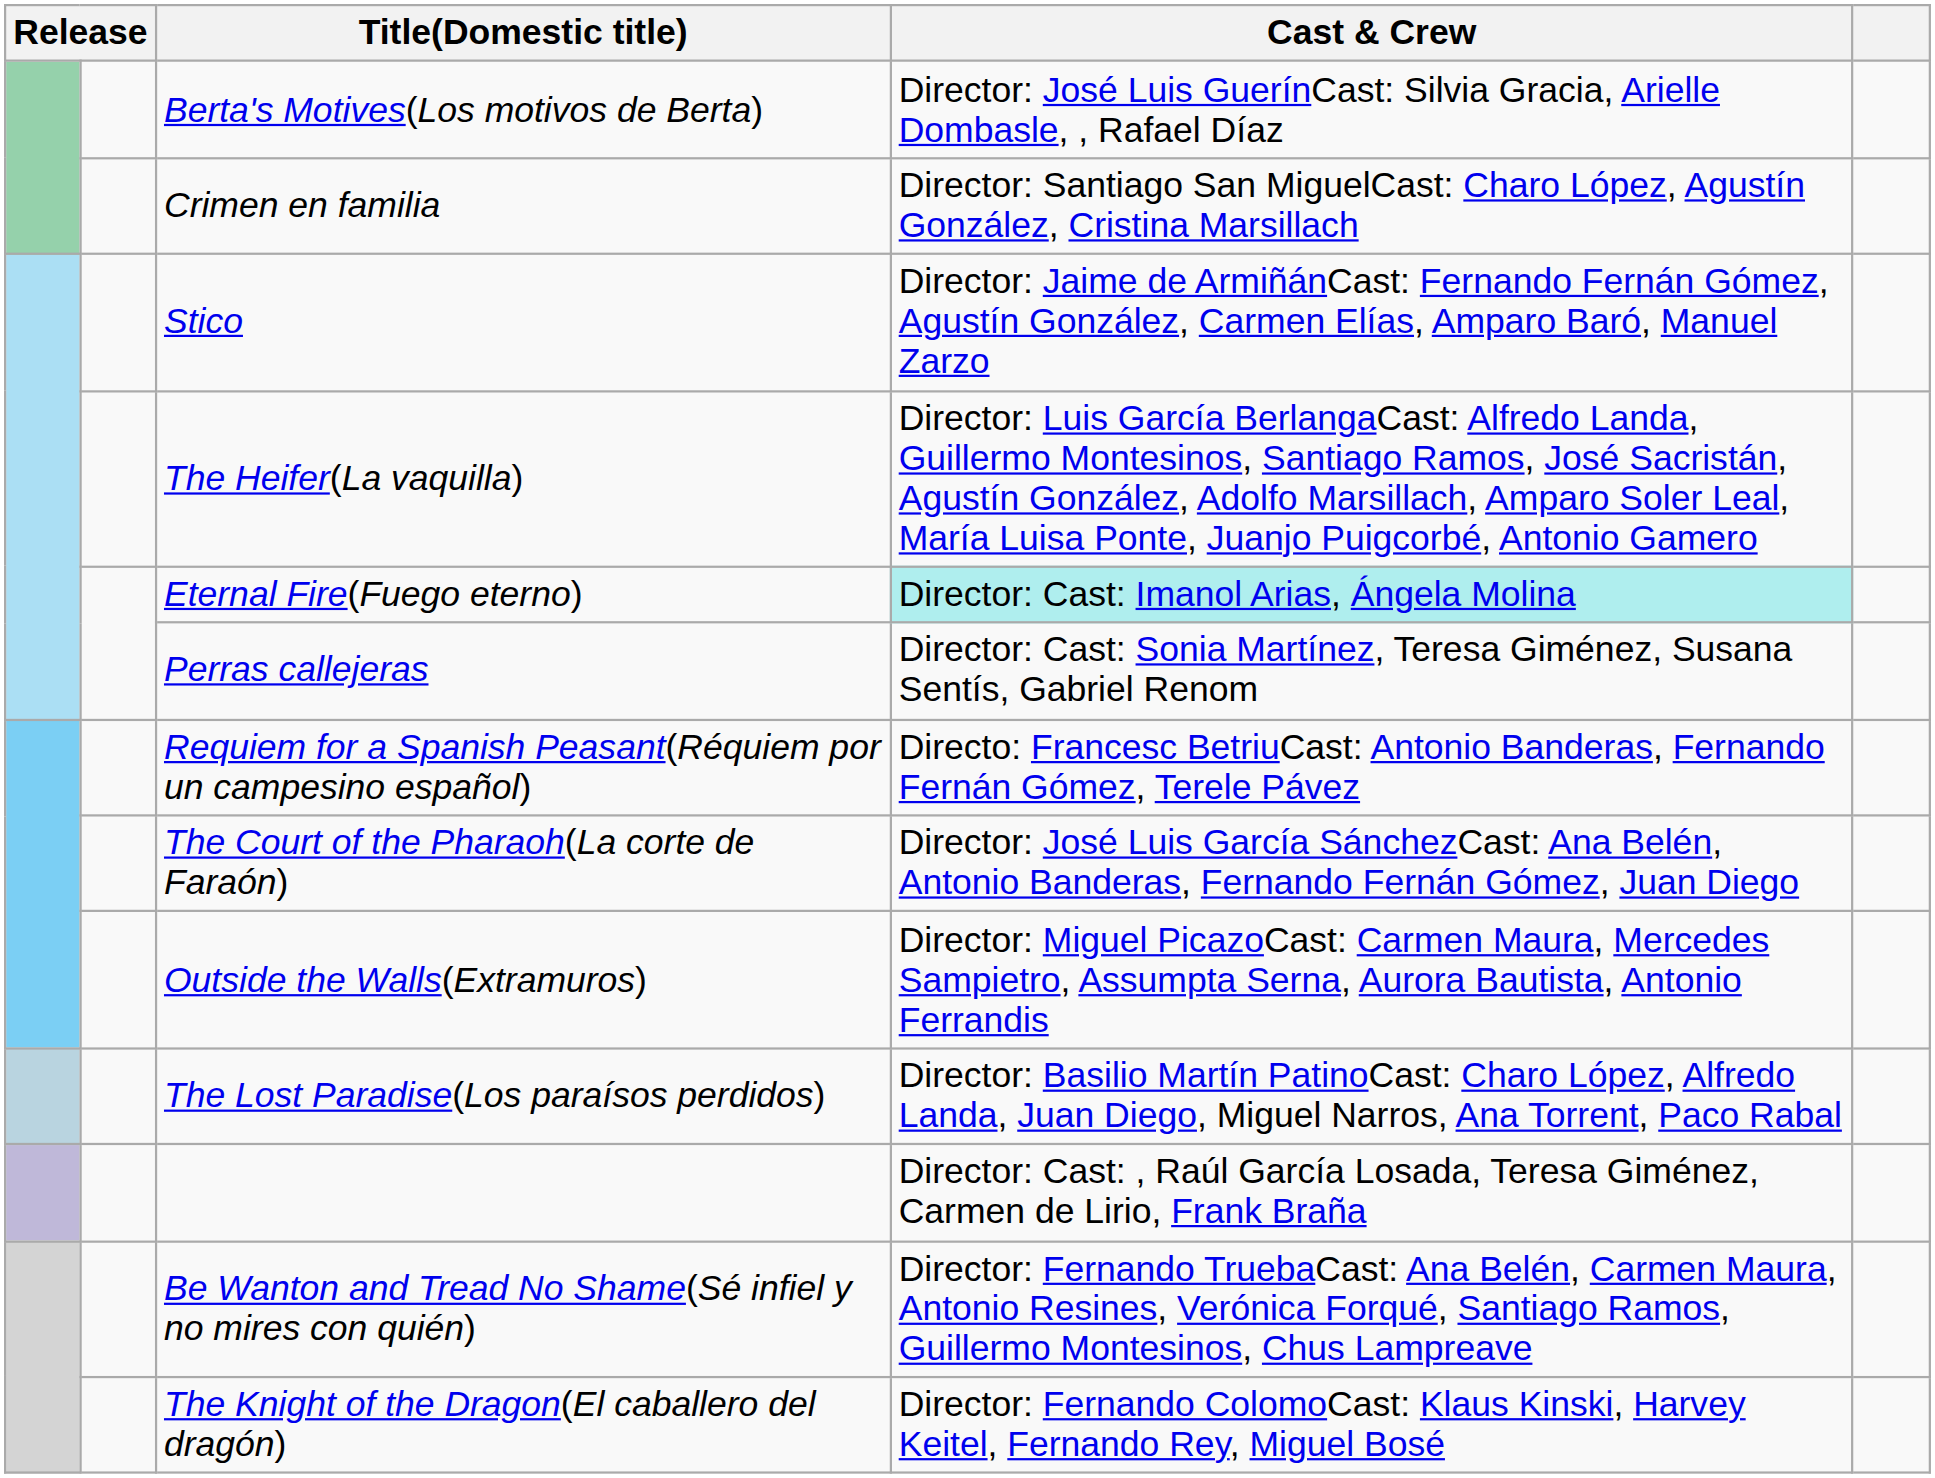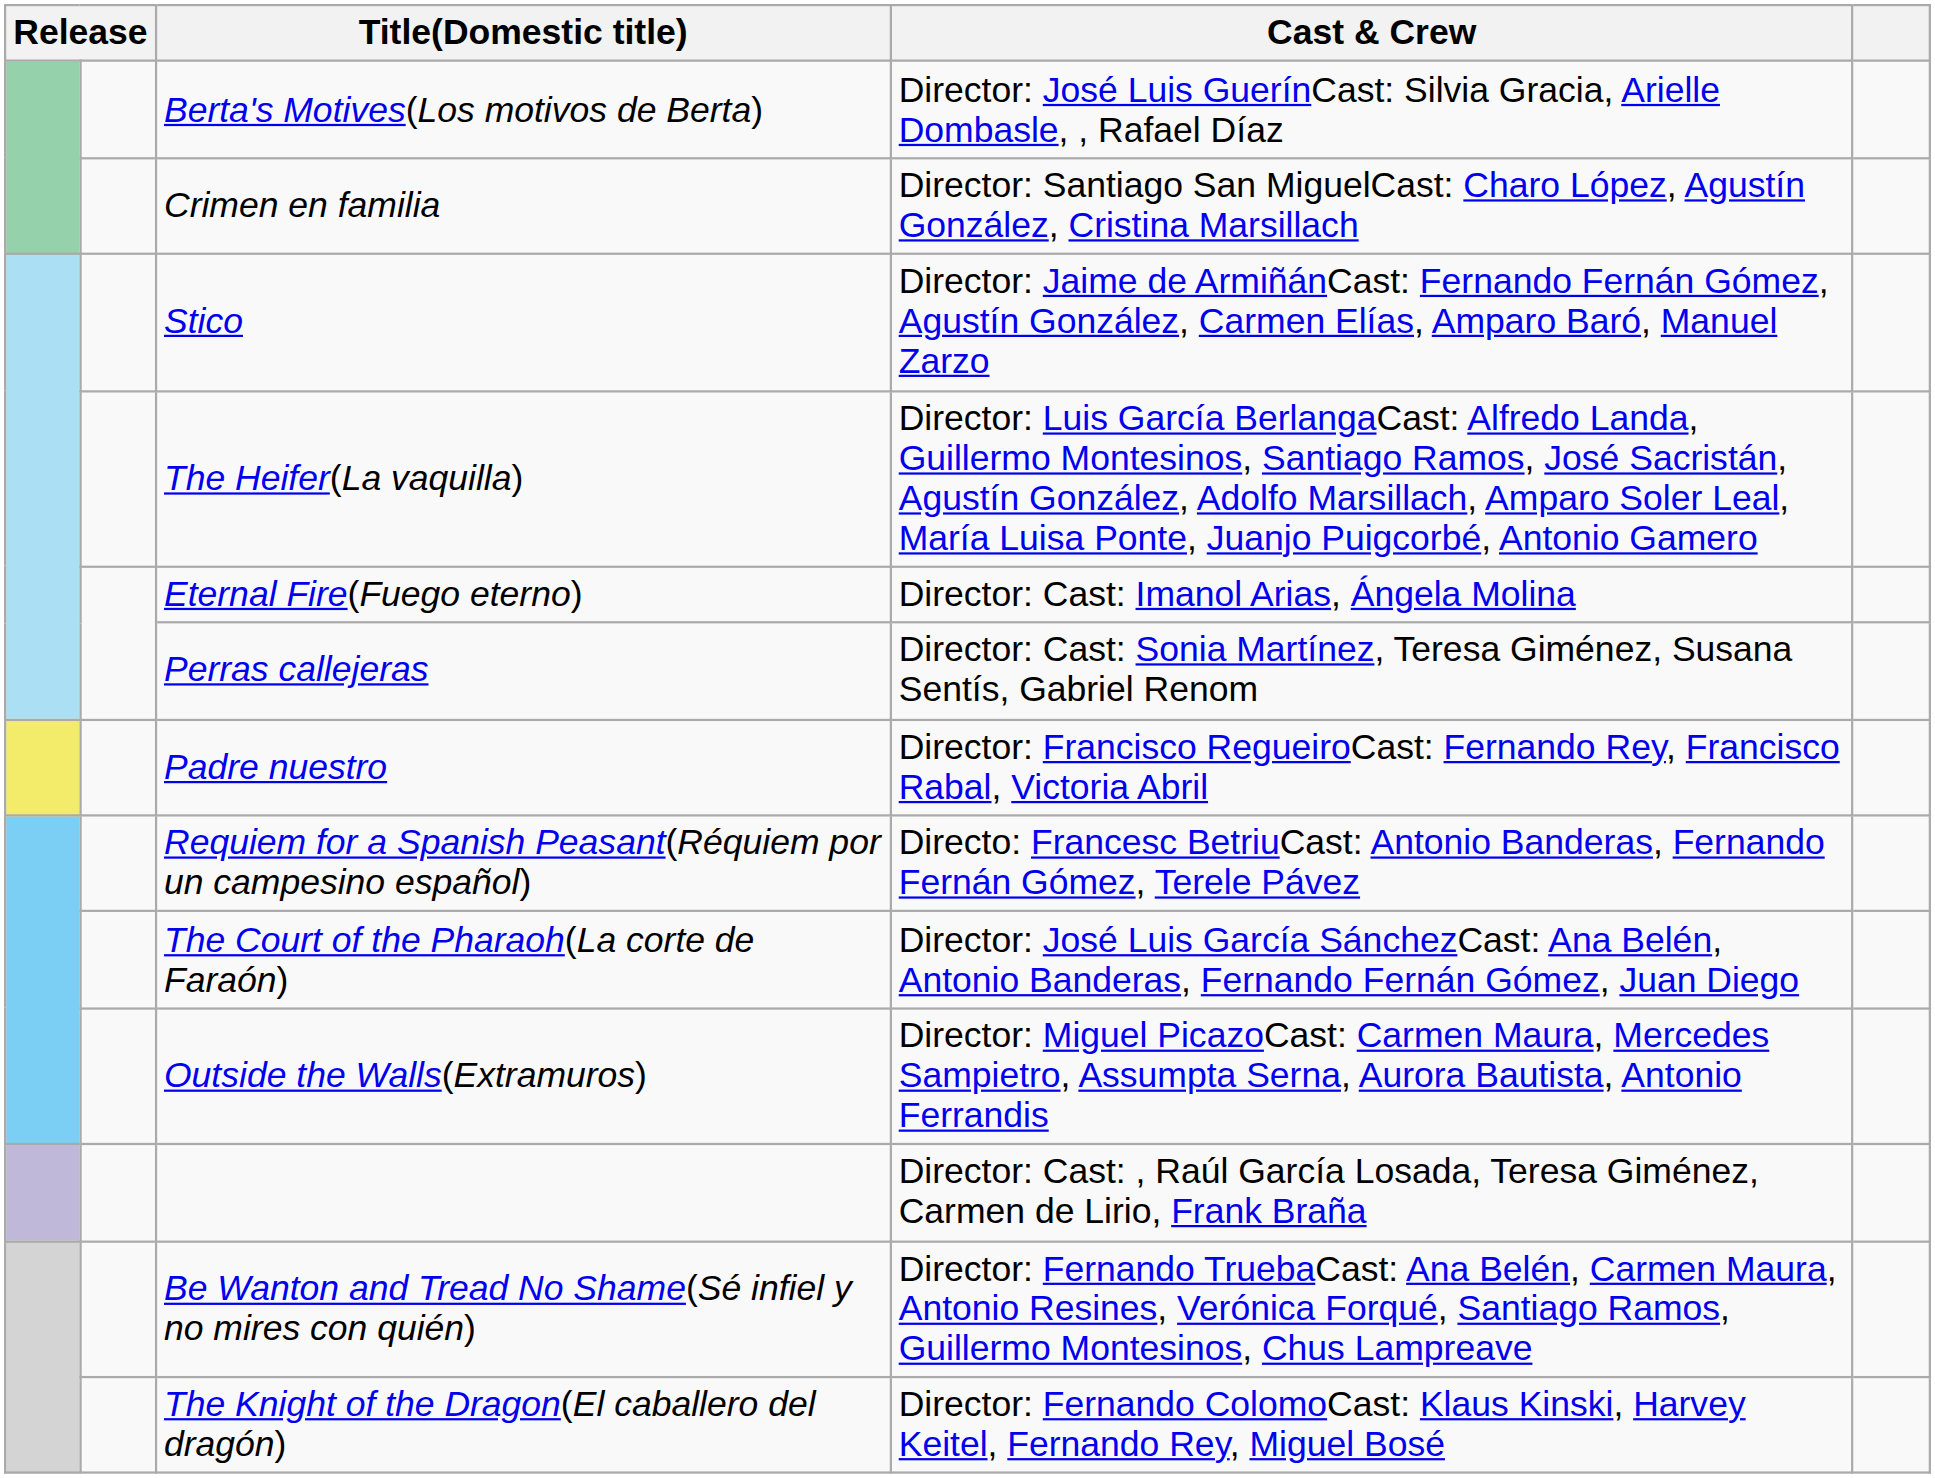(1237, 594) paleturquoise background -> (1237, 594) no background
+ row: (276, 766)
- row: (495, 1095)
